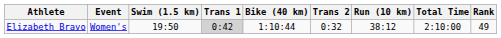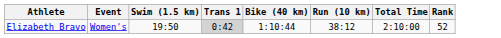- column: (331, 11)
(484, 26) 49 -> (443, 26) 52
